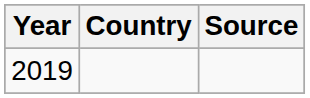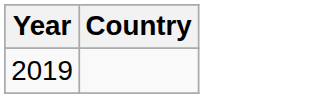- column: (251, 26)
